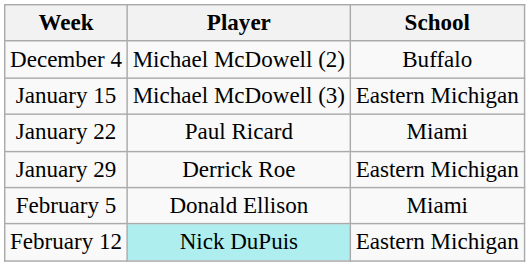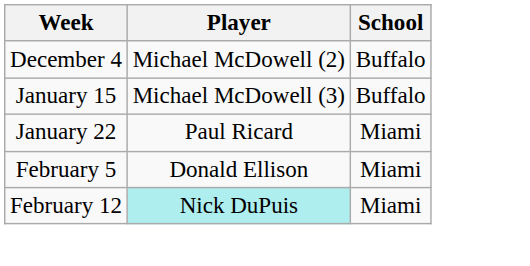(437, 95) Eastern Michigan -> (391, 95) Buffalo
- row: (66, 168)
(437, 242) Eastern Michigan -> (391, 205) Miami
